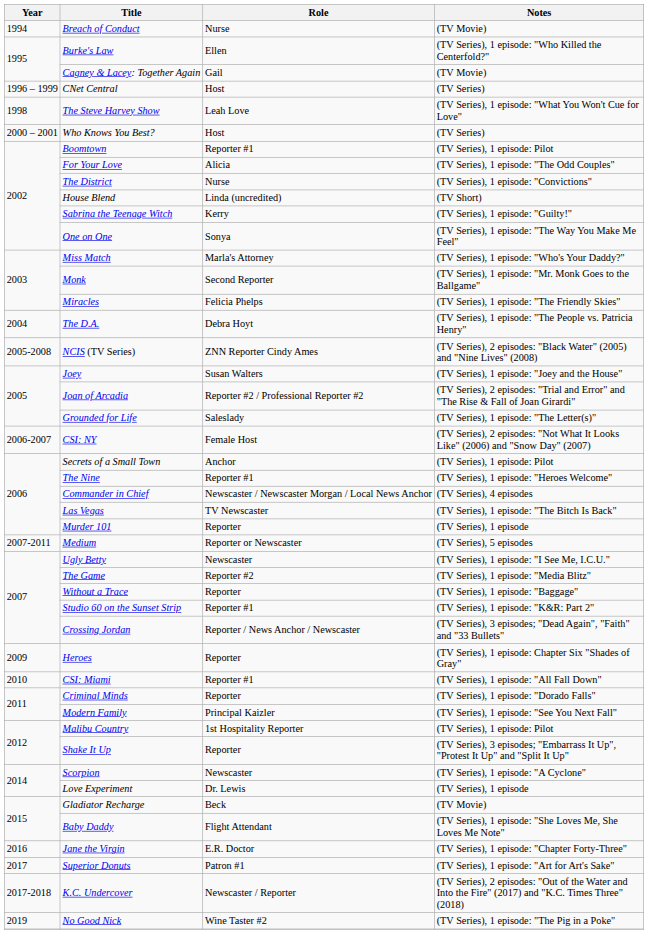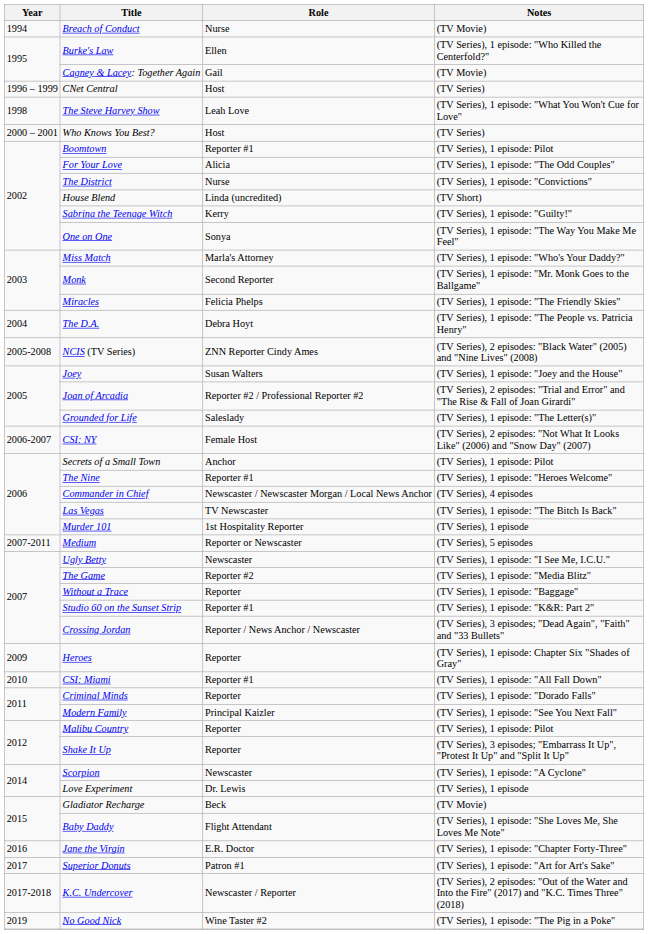(223, 527) Reporter -> (254, 527) 1st Hospitality Reporter
(254, 728) 1st Hospitality Reporter -> (223, 728) Reporter
